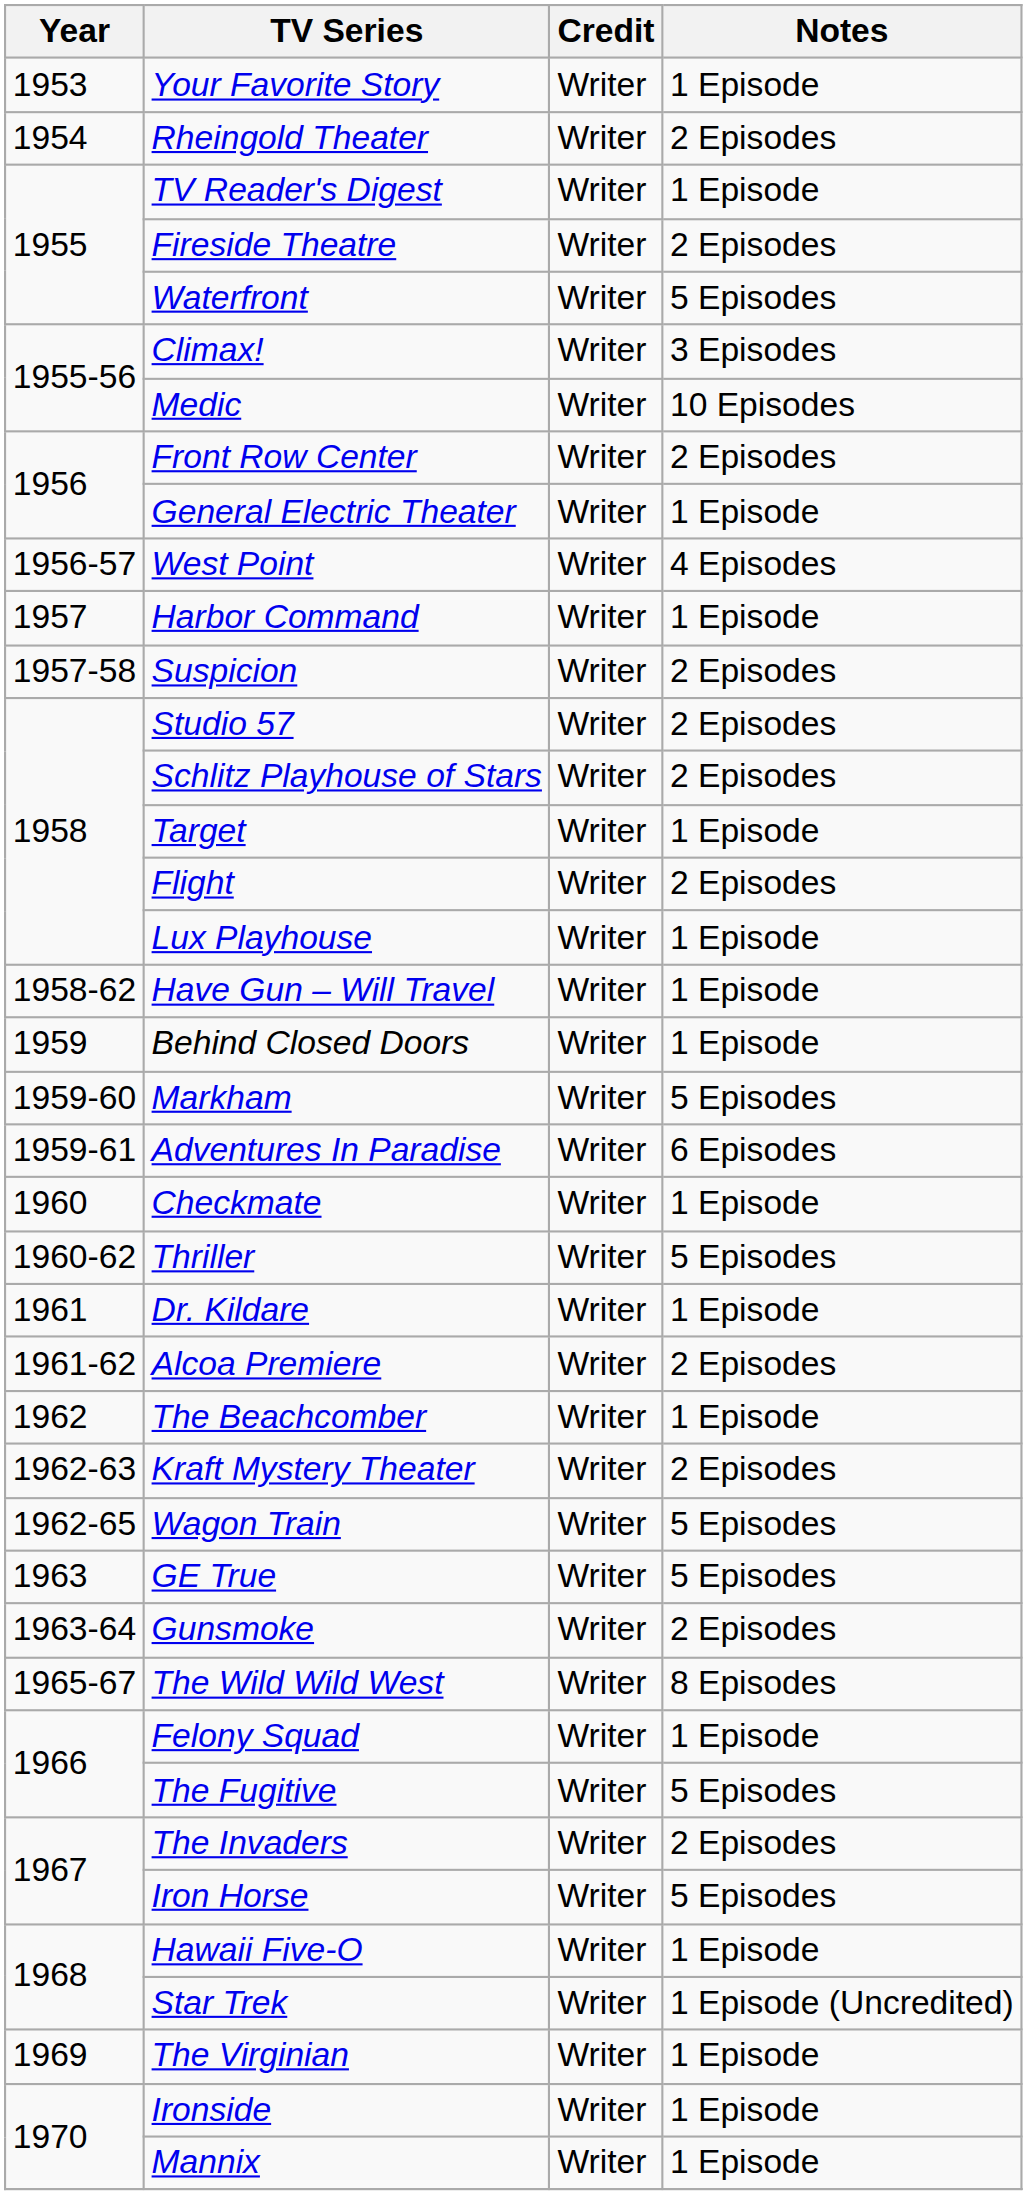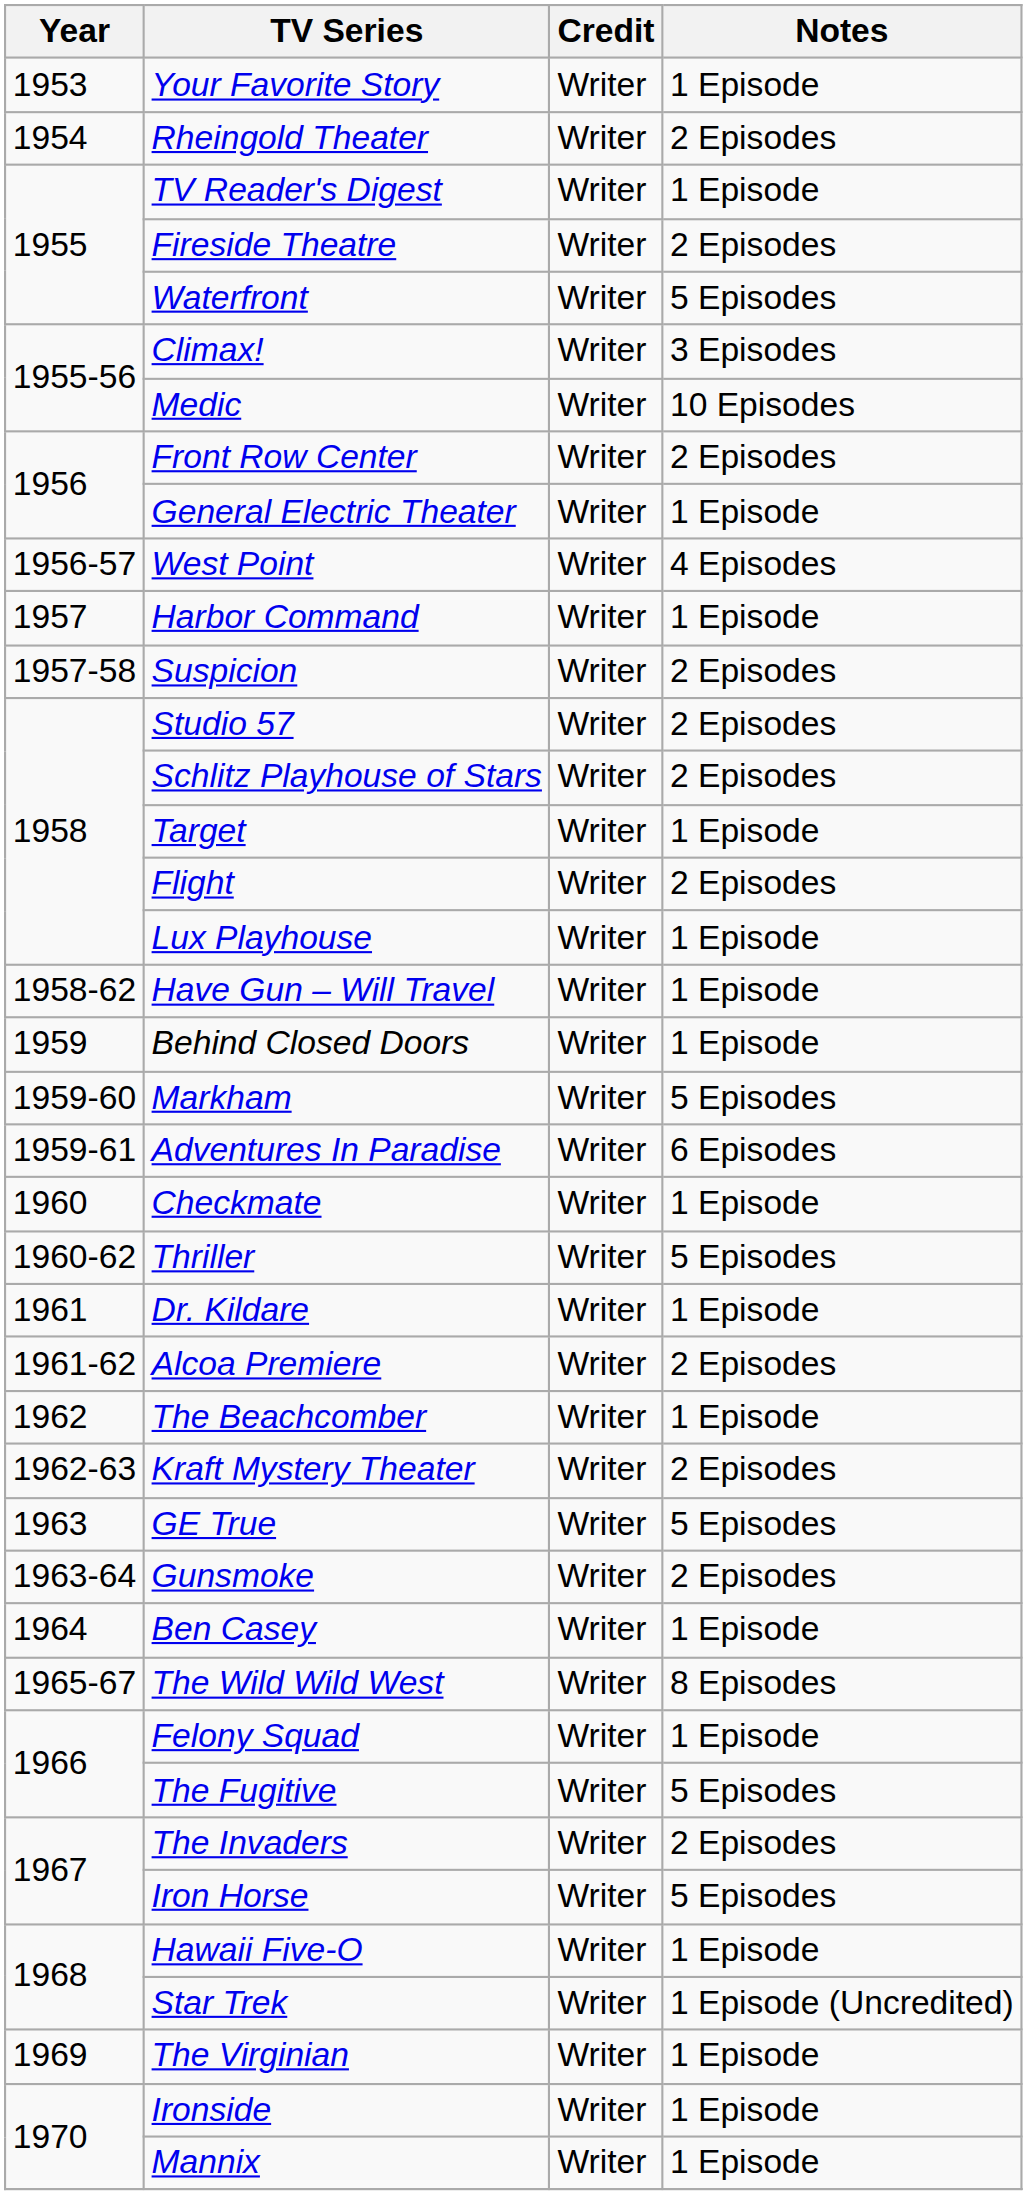- row: (246, 1523)
+ row: (234, 1629)
